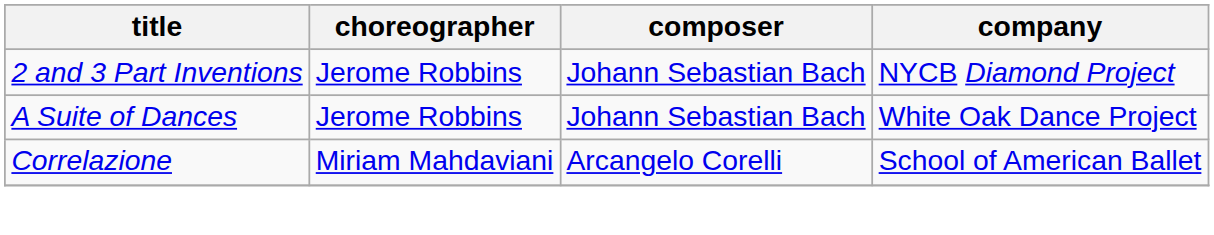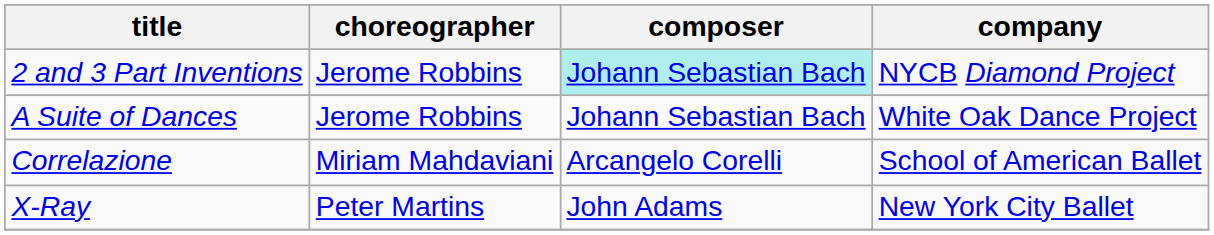(716, 71) no background -> (716, 71) paleturquoise background
+ row: (51, 206)
